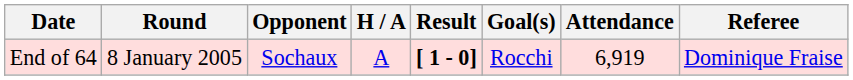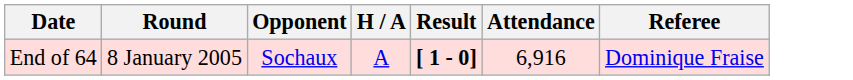- column: (521, 22)
(620, 57) 6,919 -> (541, 57) 6,916
